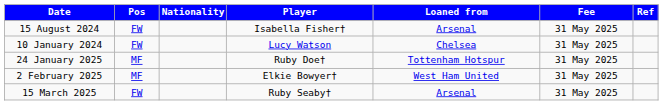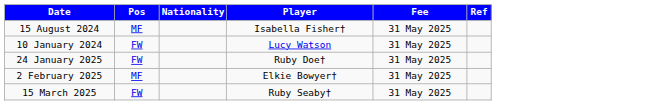- column: (456, 12)
(137, 28) FW -> (137, 28) MF
(137, 60) MF -> (137, 60) FW
